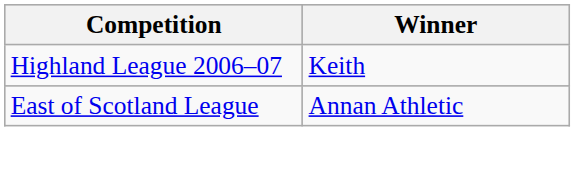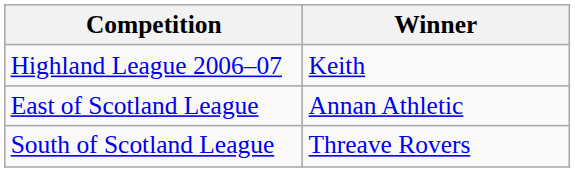+ row: (142, 145)
